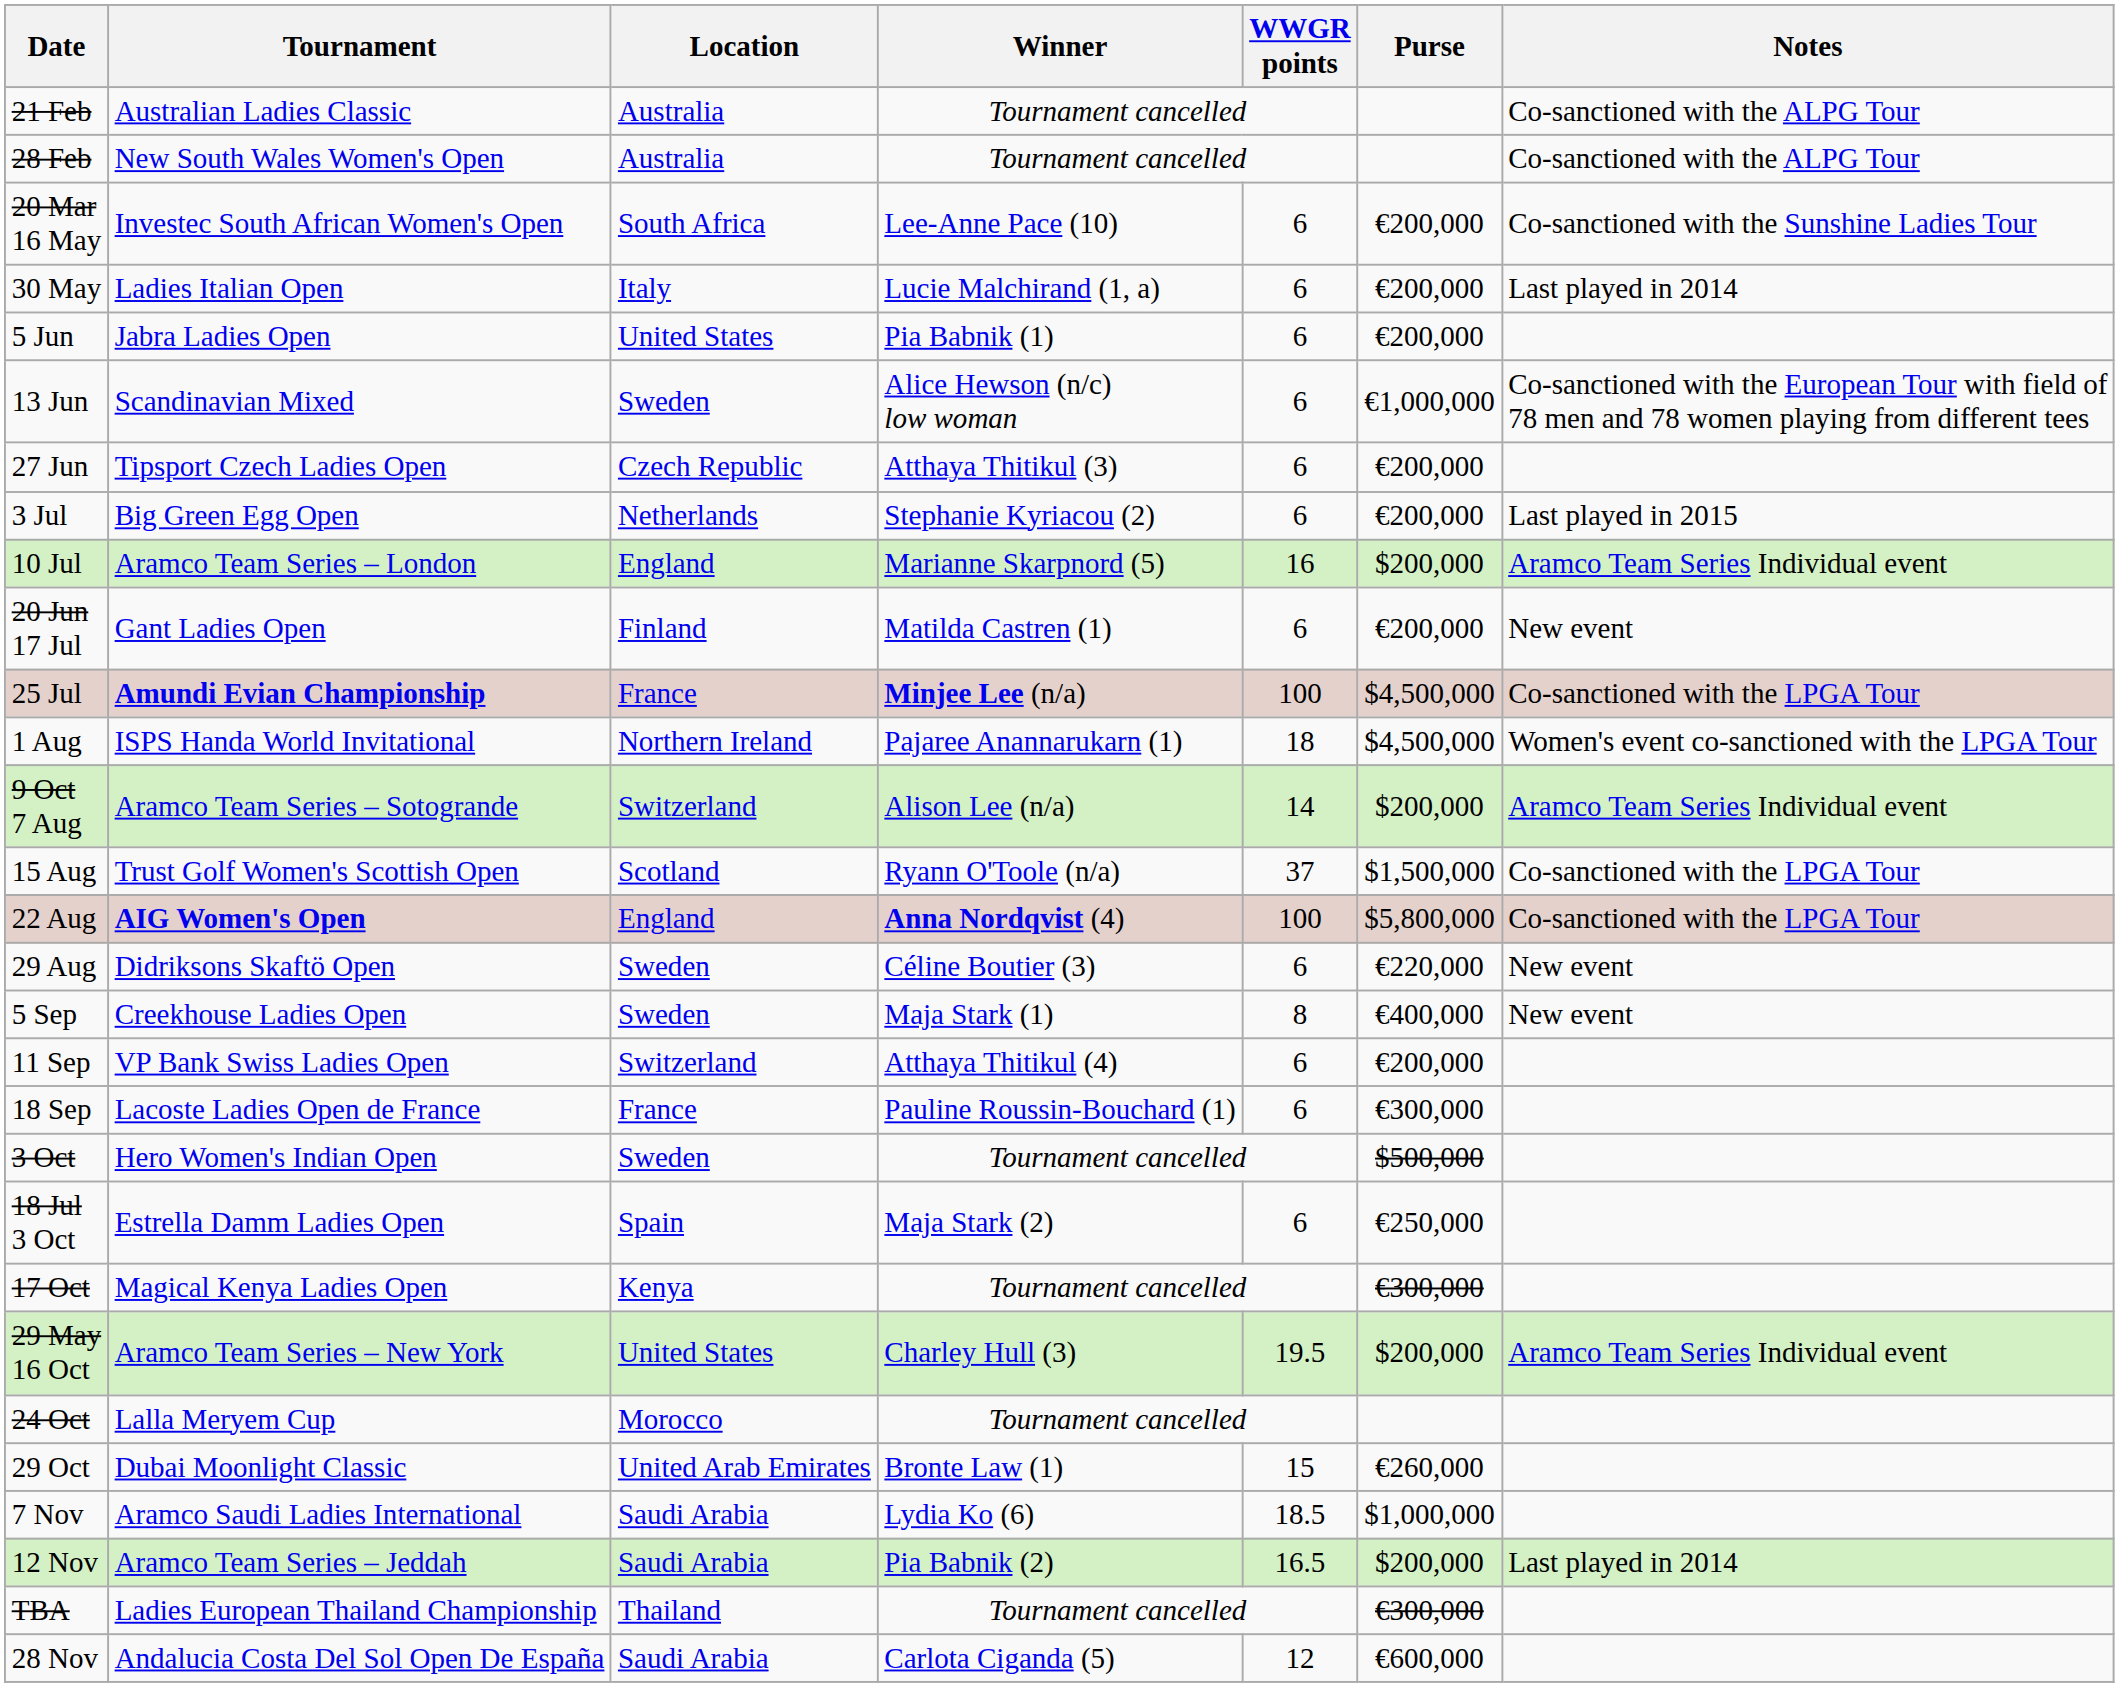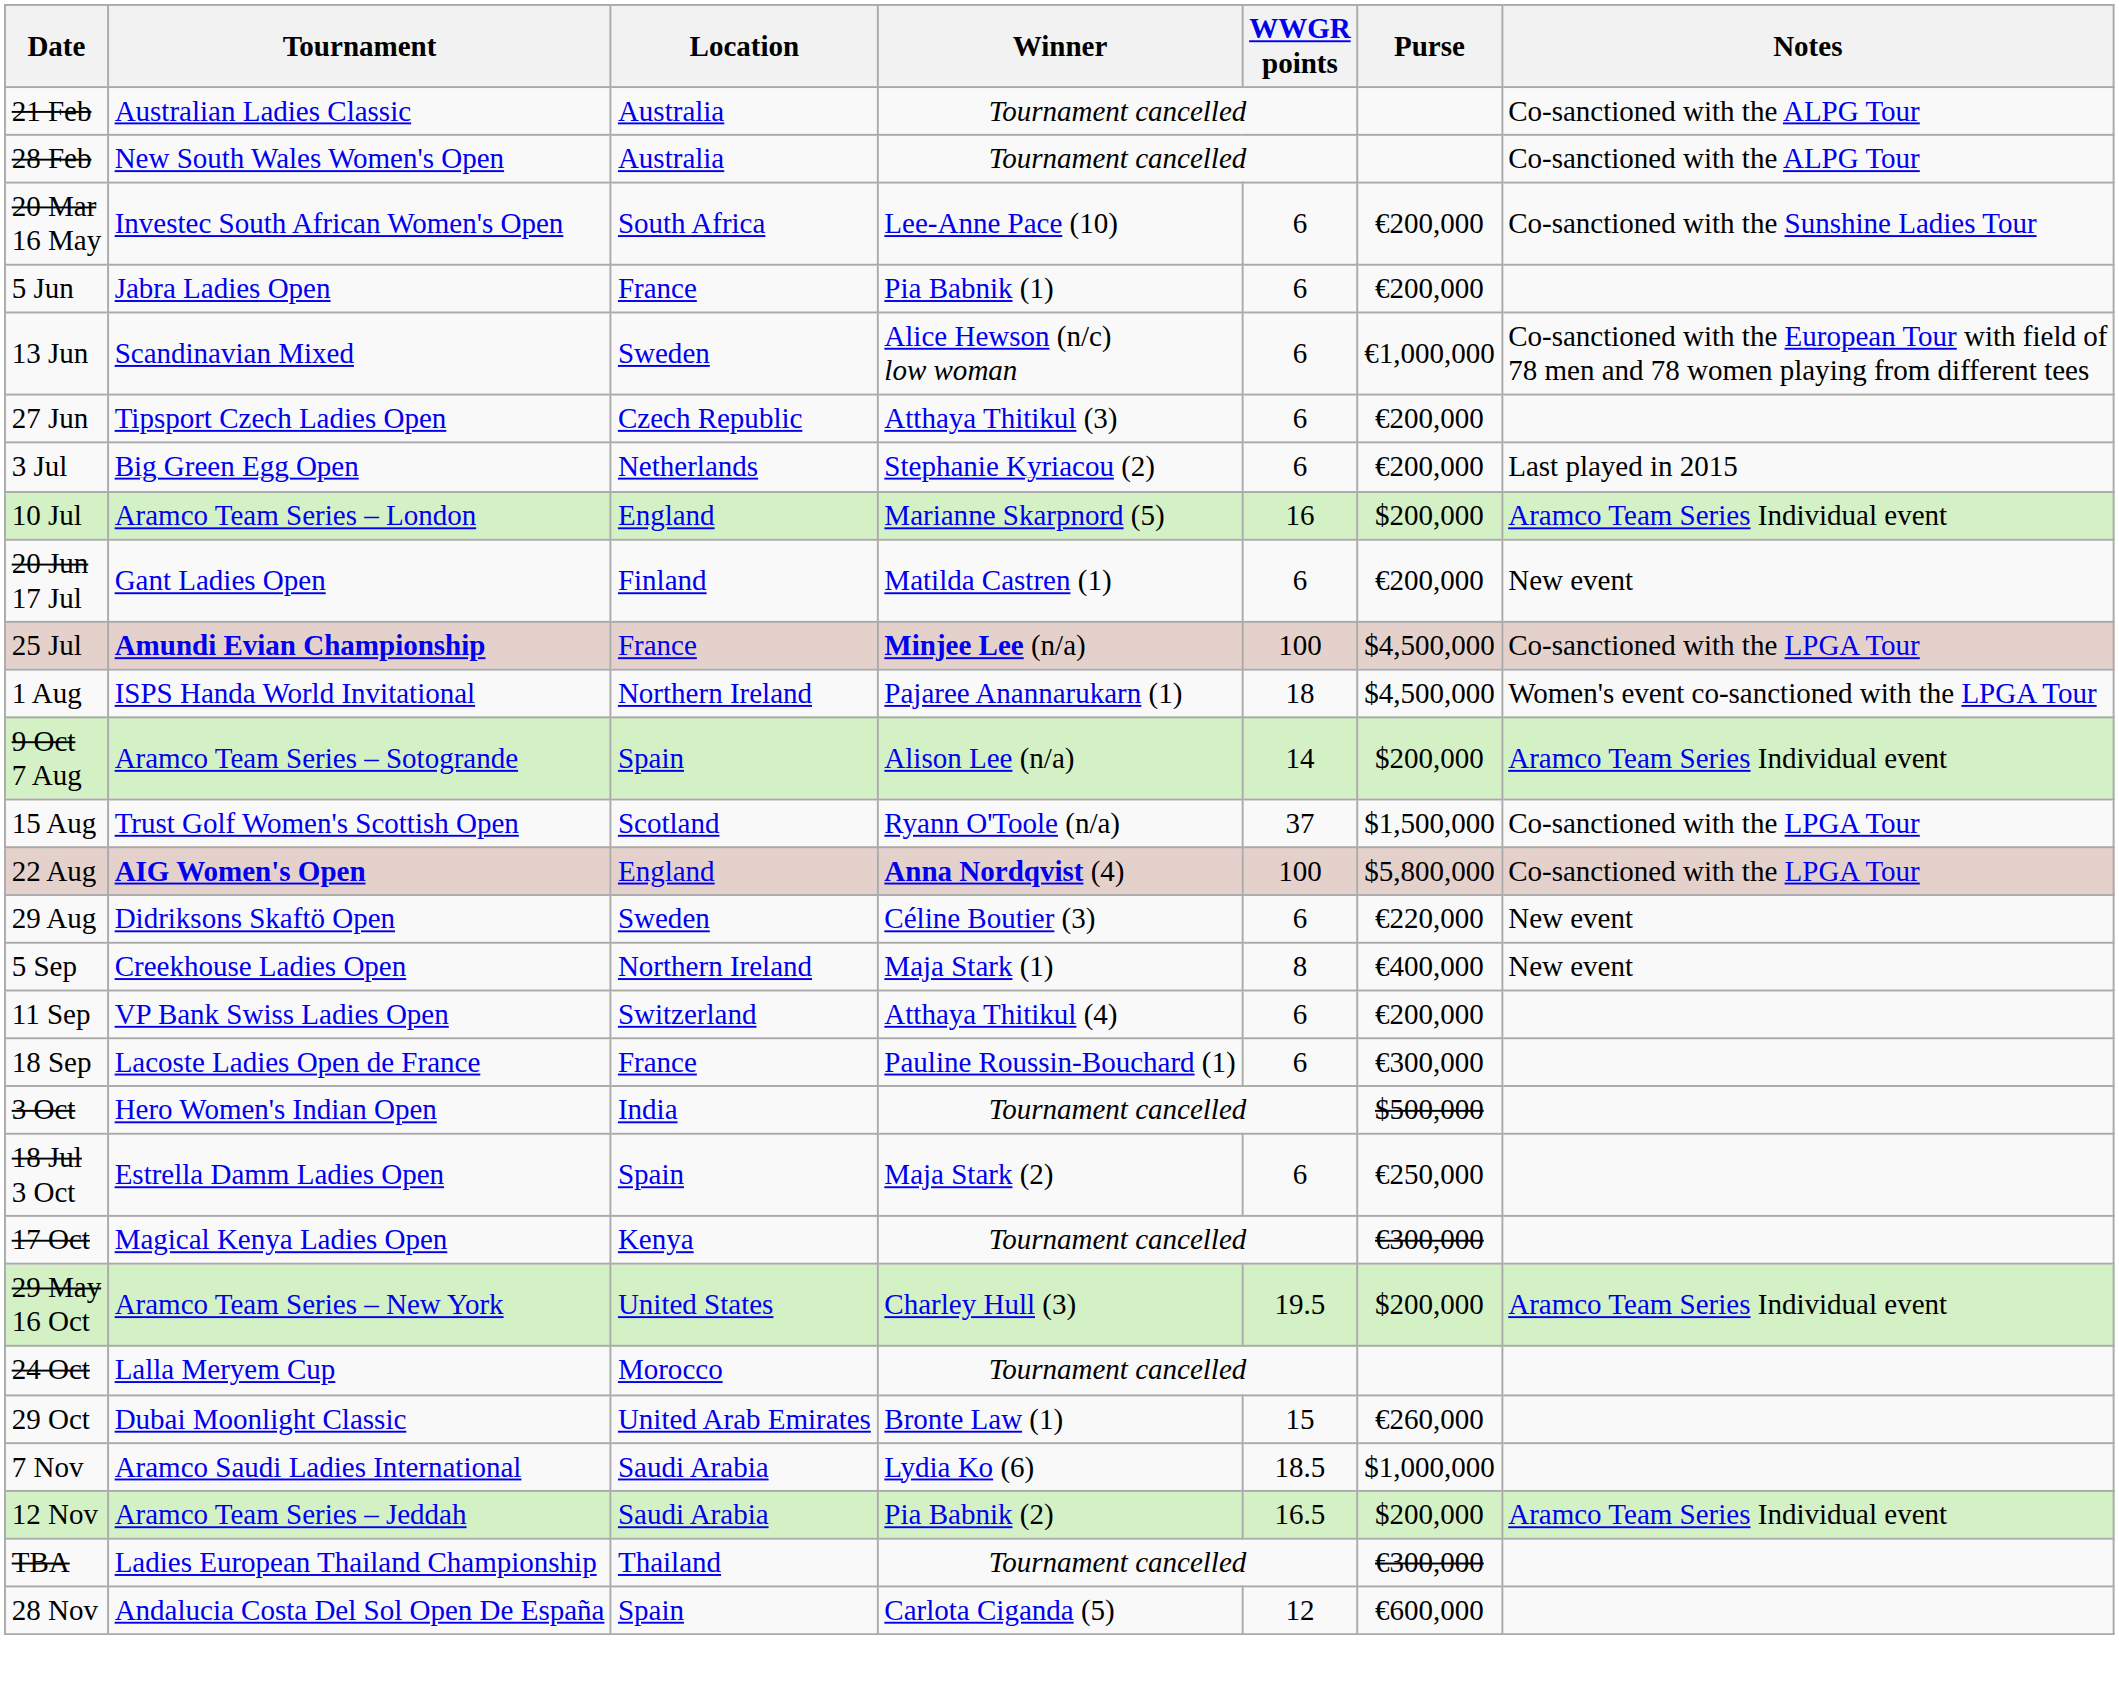- row: (56, 288)
(696, 336) United States -> (657, 288) France
(687, 805) Switzerland -> (651, 757) Spain
(664, 1014) Sweden -> (715, 966) Northern Ireland
(664, 1157) Sweden -> (648, 1110) India
(1623, 1561) Last played in 2014 -> (1728, 1513) Aramco Team Series Individual event
(693, 1657) Saudi Arabia -> (651, 1609) Spain
